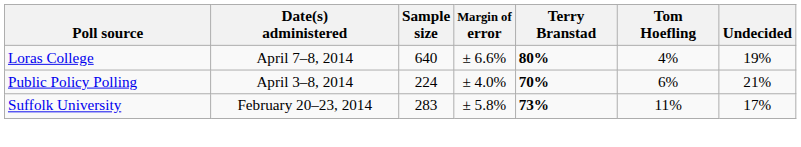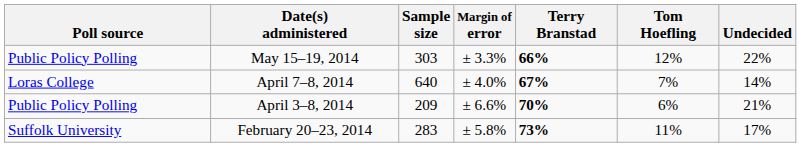+ row: (305, 57)
(484, 57) ± 6.6% -> (484, 81) ± 4.0%
(534, 57) 80% -> (534, 81) 67%
(668, 57) 4% -> (668, 81) 7%
(757, 57) 19% -> (757, 81) 14%
(426, 81) 224 -> (426, 105) 209
(484, 81) ± 4.0% -> (484, 105) ± 6.6%
